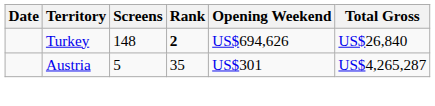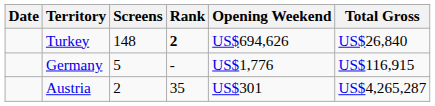+ row: (74, 64)
(117, 64) 5 -> (117, 88) 2
